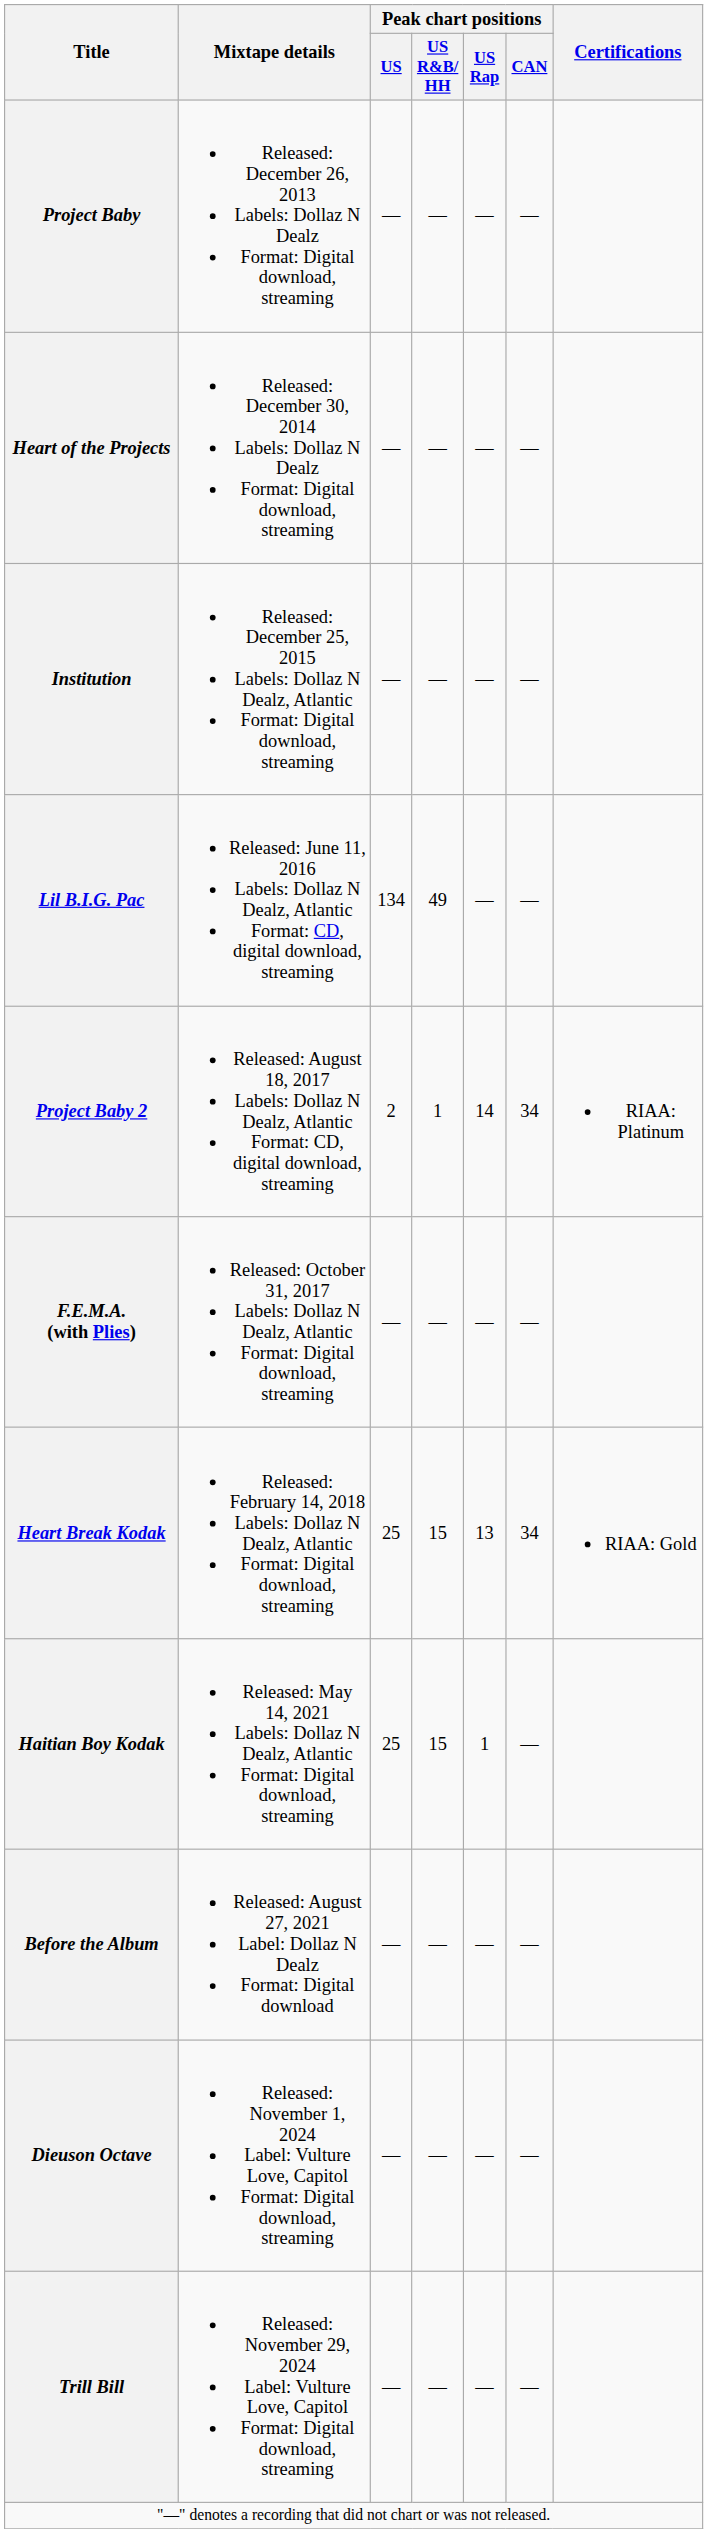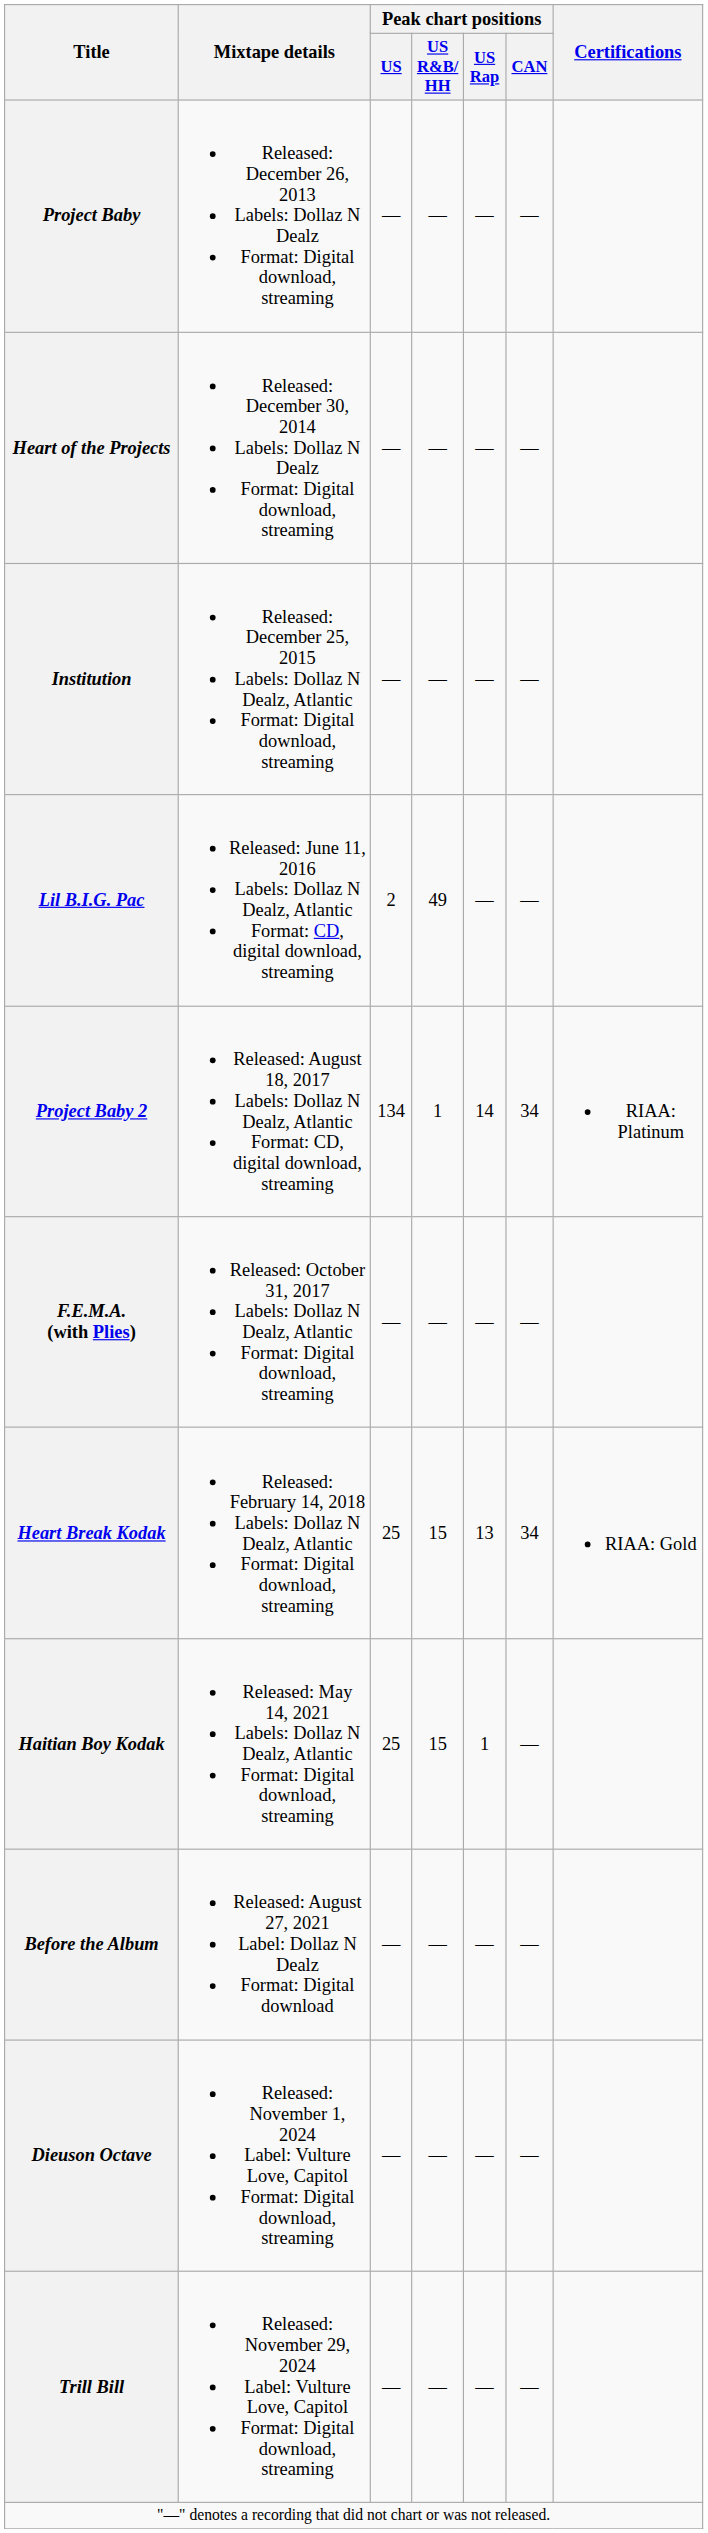(391, 900) 134 -> (391, 900) 2
(391, 1111) 2 -> (391, 1111) 134
